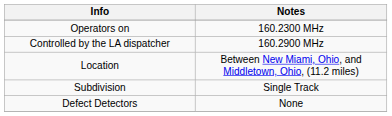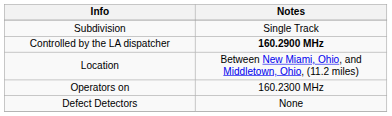rows swapped: (100, 28) <-> (100, 87)
(291, 44) normal -> (291, 44) bold
